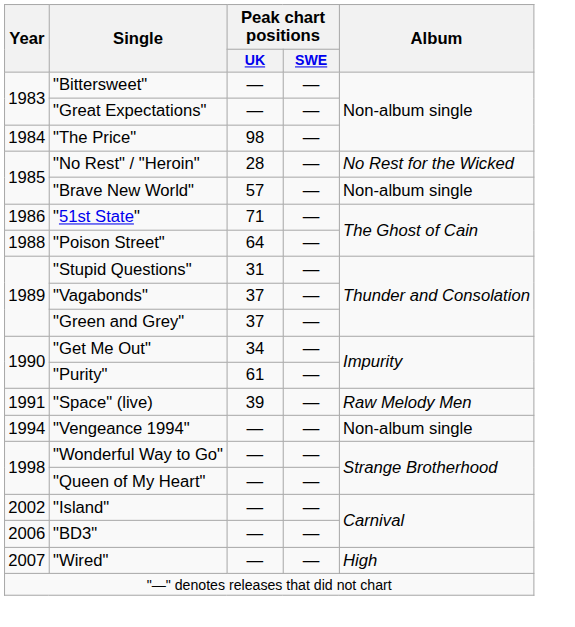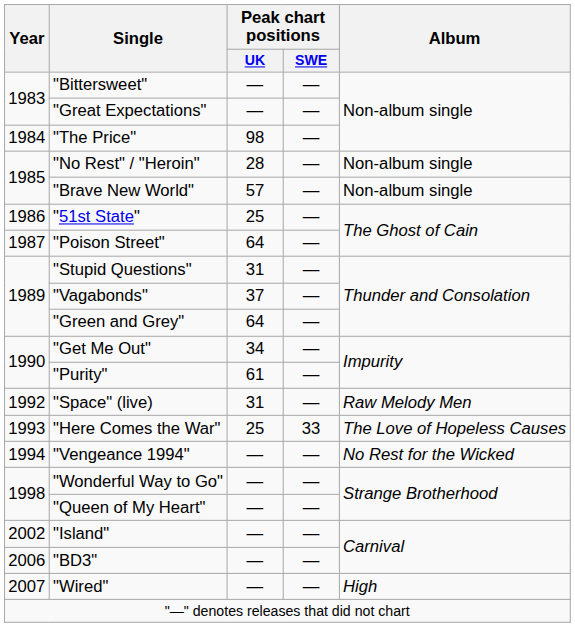(429, 164) No Rest for the Wicked -> (408, 164) Non-album single
(255, 217) 71 -> (255, 217) 25
(27, 243) 1988 -> (27, 243) 1987
(255, 322) 37 -> (255, 322) 64
(27, 401) 1991 -> (27, 401) 1992
(255, 401) 39 -> (255, 401) 31
+ row: (137, 428)
(408, 428) Non-album single -> (429, 454) No Rest for the Wicked
